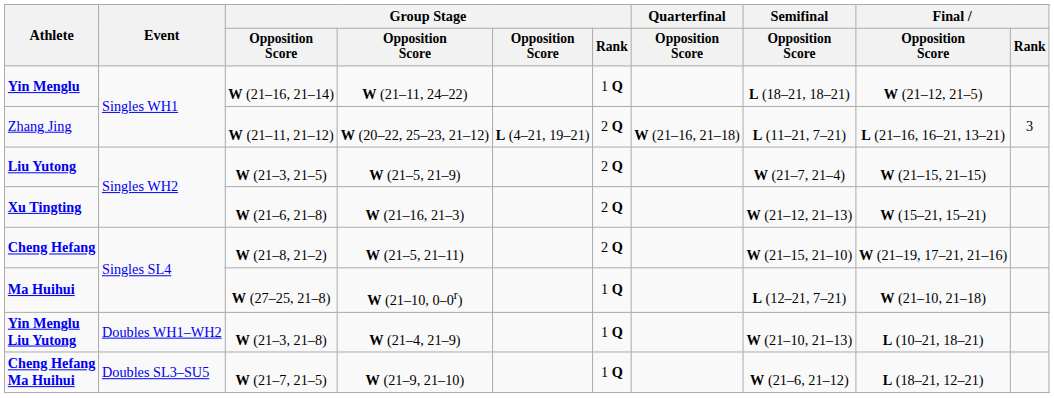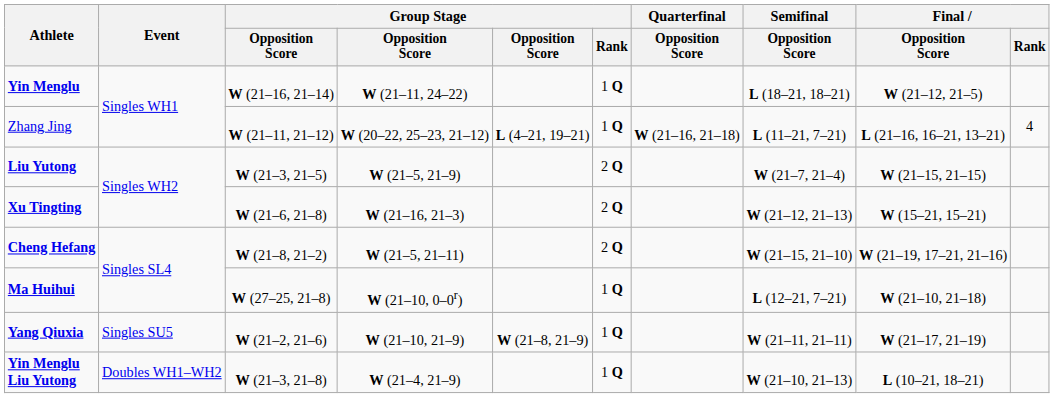(612, 127) 2 Q -> (612, 127) 1 Q
(1030, 127) 3 -> (1030, 127) 4
+ row: (46, 332)
- row: (52, 372)
